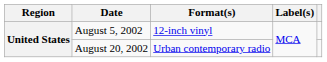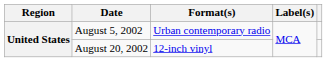(183, 30) 12-inch vinyl -> (212, 30) Urban contemporary radio
(212, 48) Urban contemporary radio -> (183, 48) 12-inch vinyl
